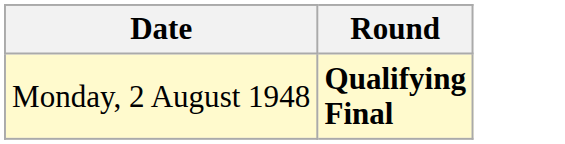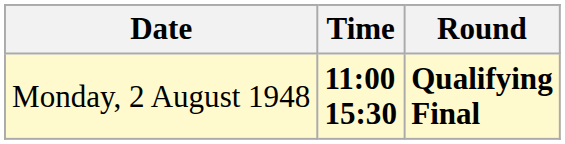+ column: (361, 29)
